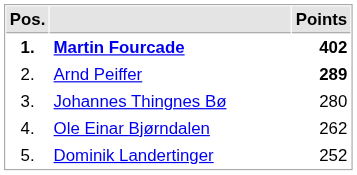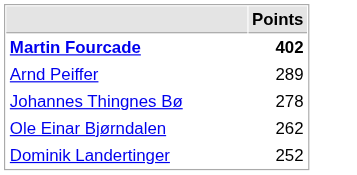- column: (28, 19)
(333, 74) bold -> (289, 74) normal
(333, 101) 280 -> (289, 101) 278
